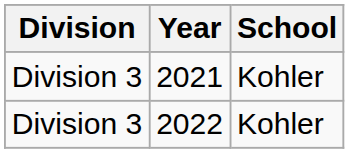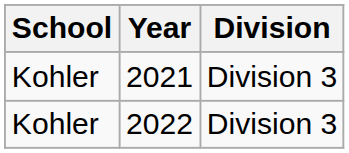columns swapped: (287, 28) <-> (77, 28)
